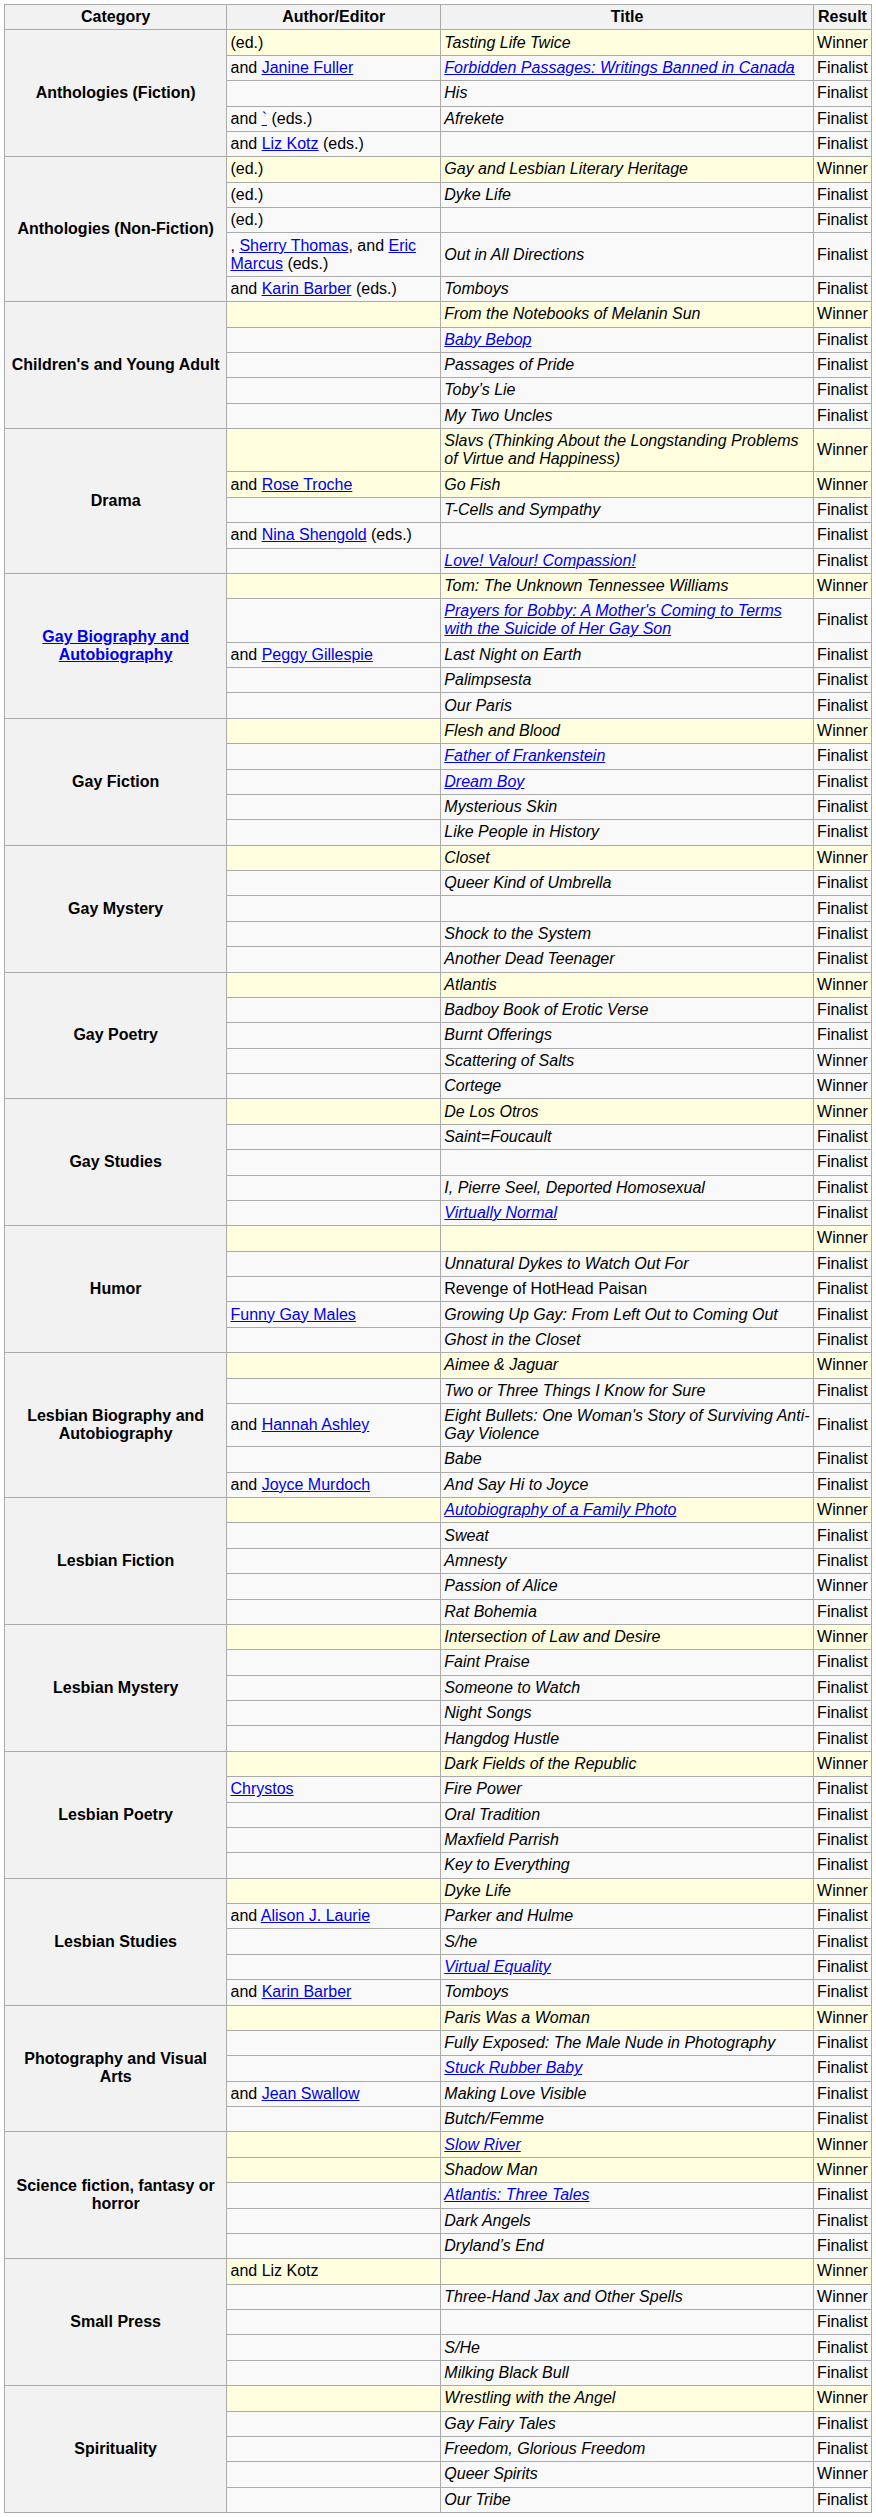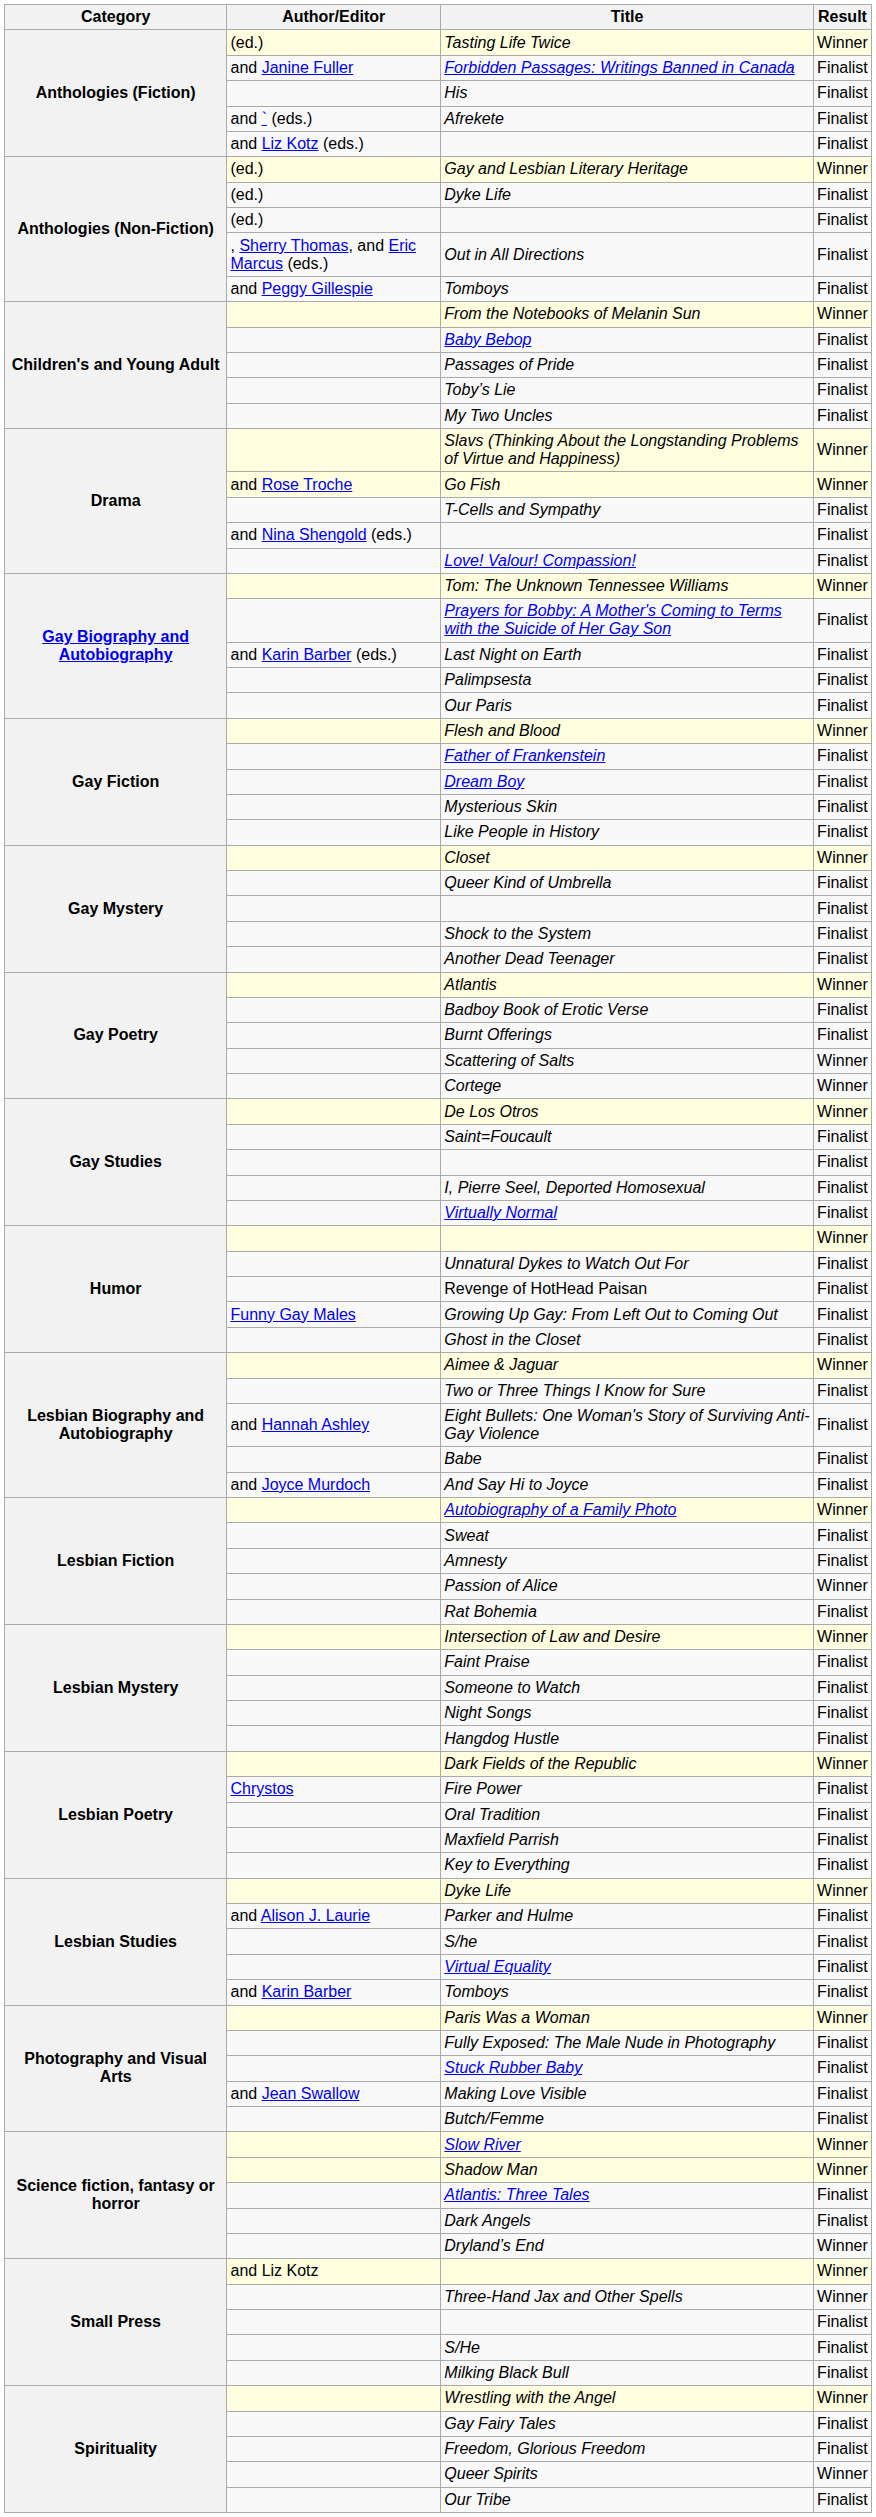(314, 288) and Karin Barber (eds.) -> (302, 288) and Peggy Gillespie
(302, 654) and Peggy Gillespie -> (314, 654) and Karin Barber (eds.)
(842, 2246) Finalist -> (842, 2246) Winner
